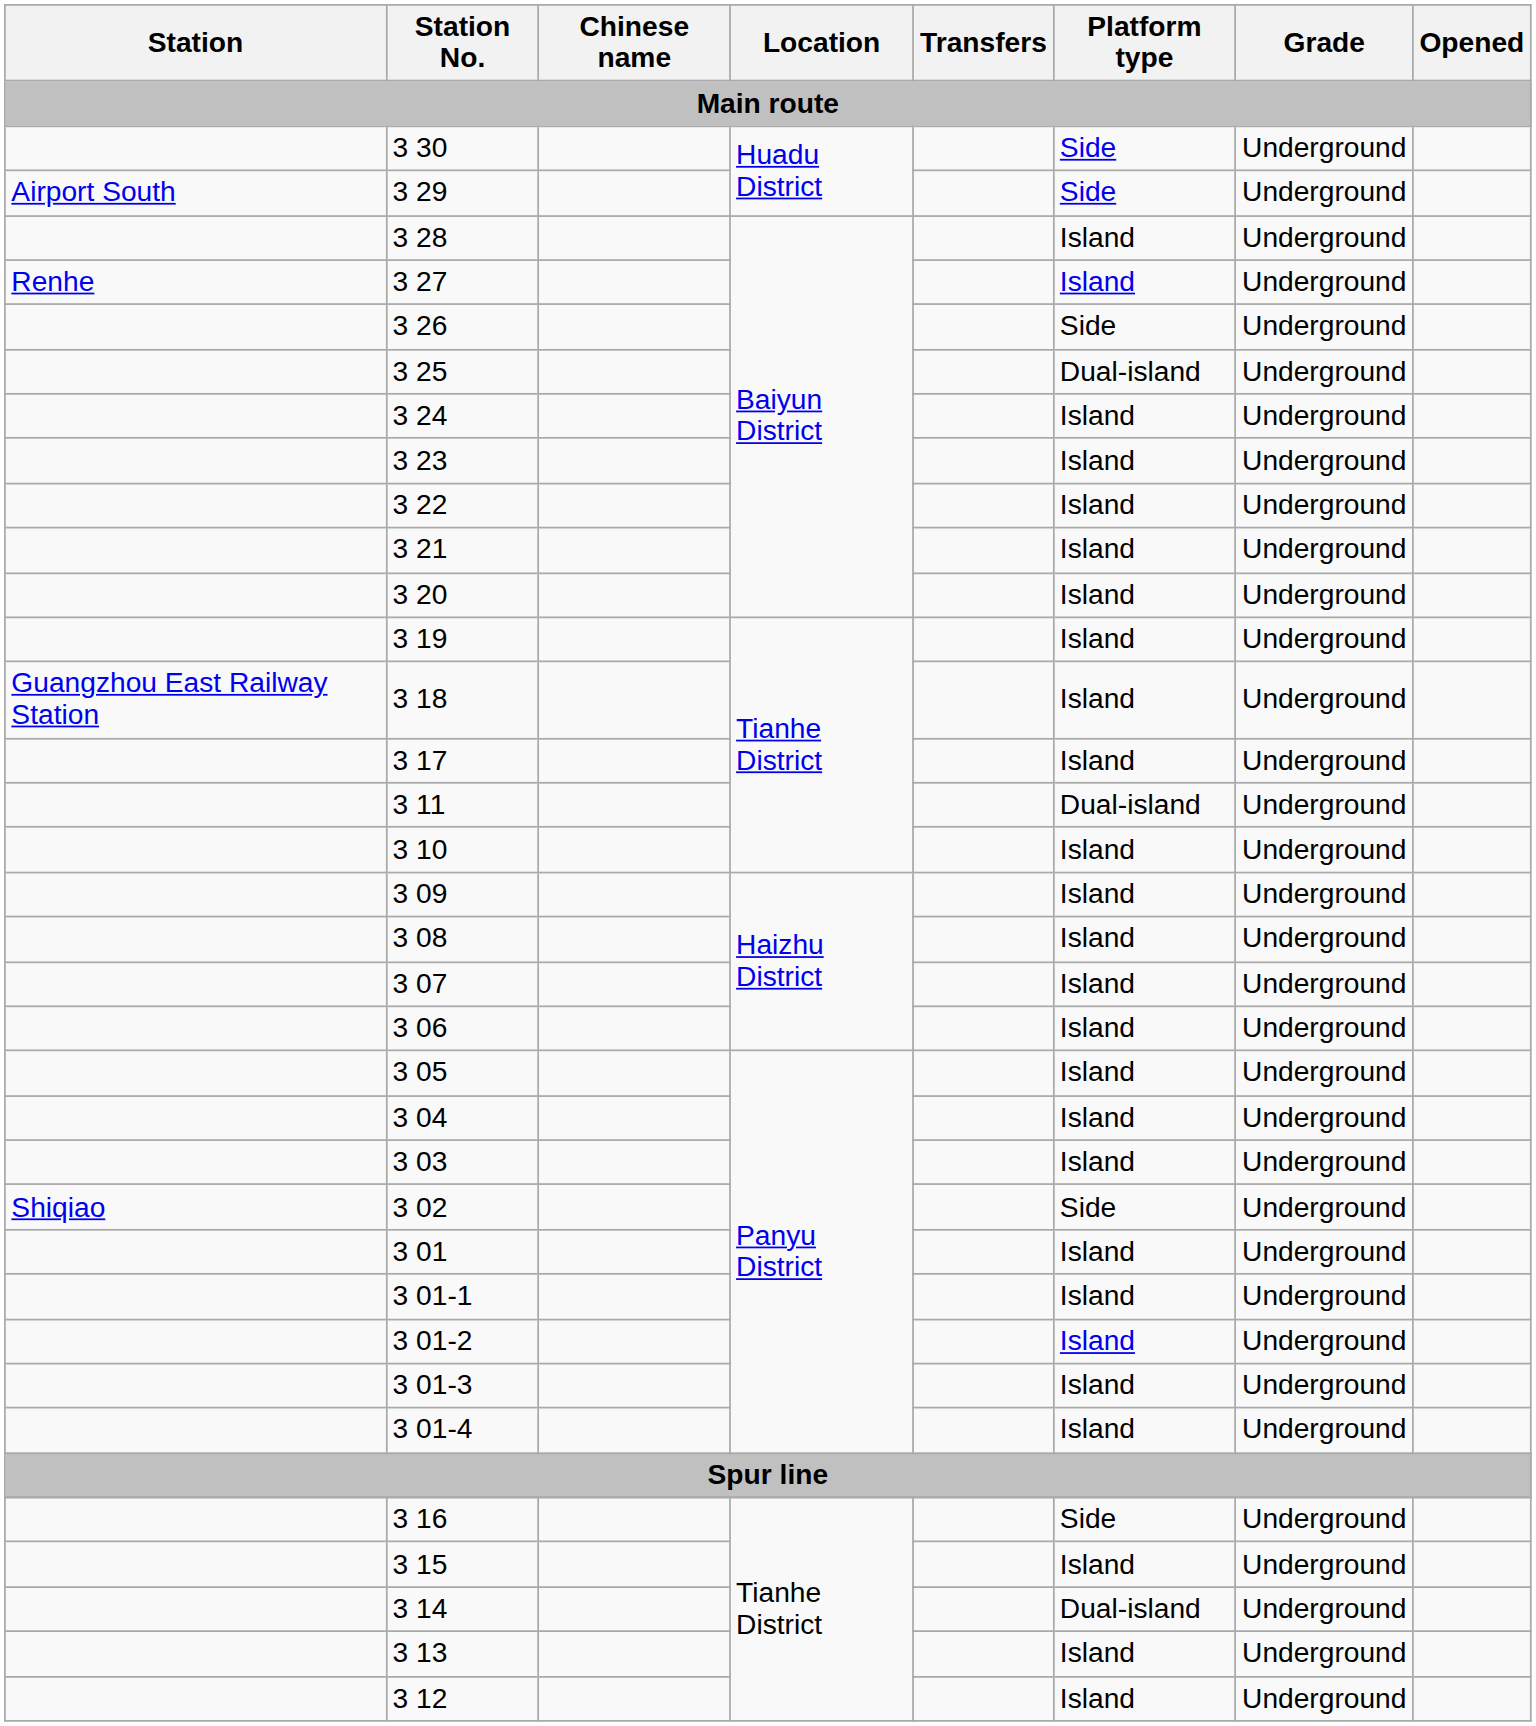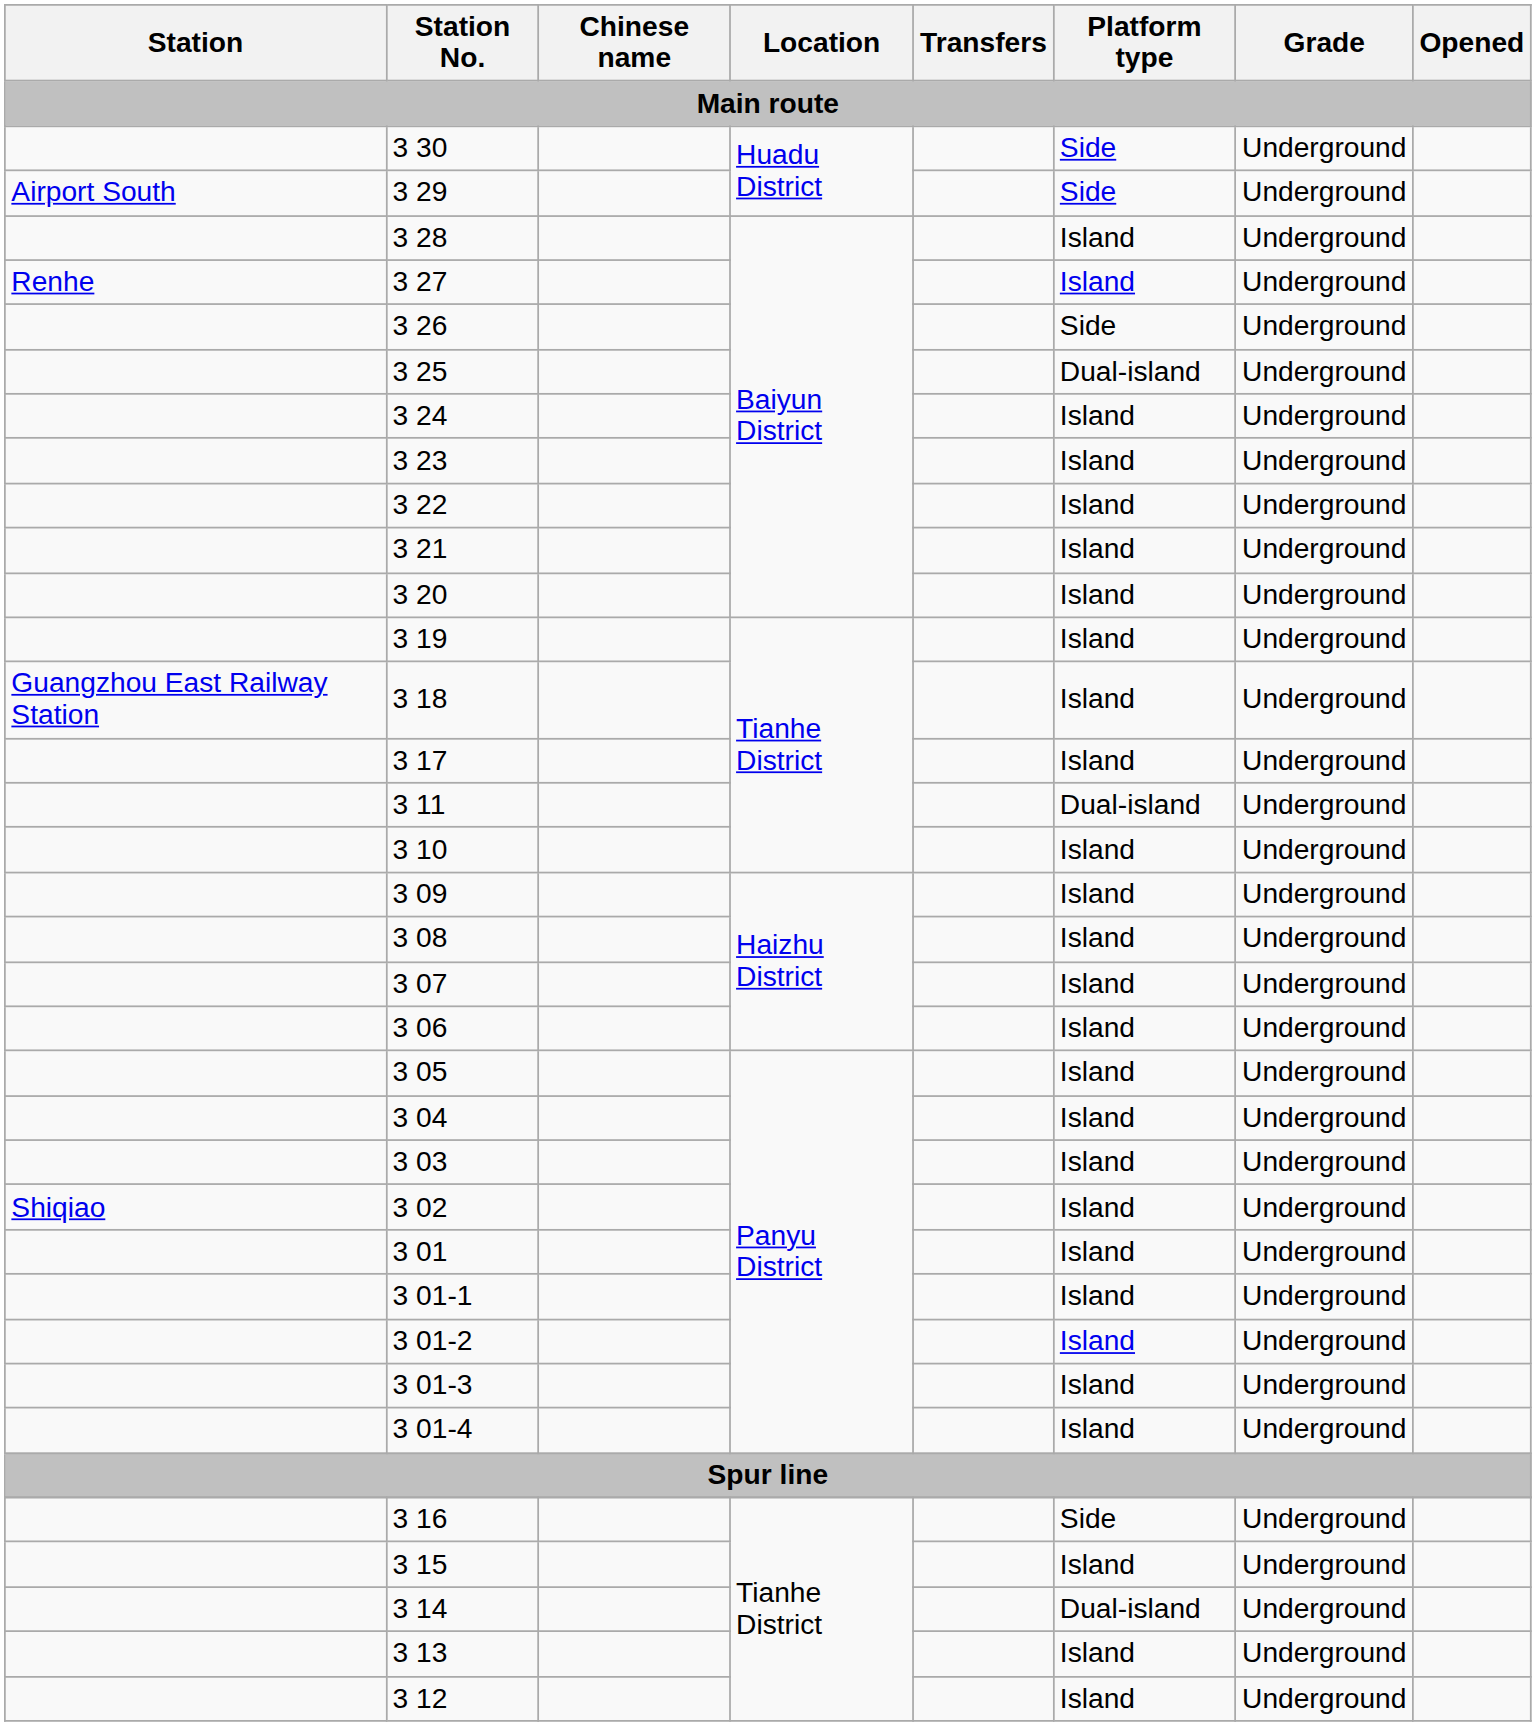(1088, 1206) Side -> (1097, 1206) Island
